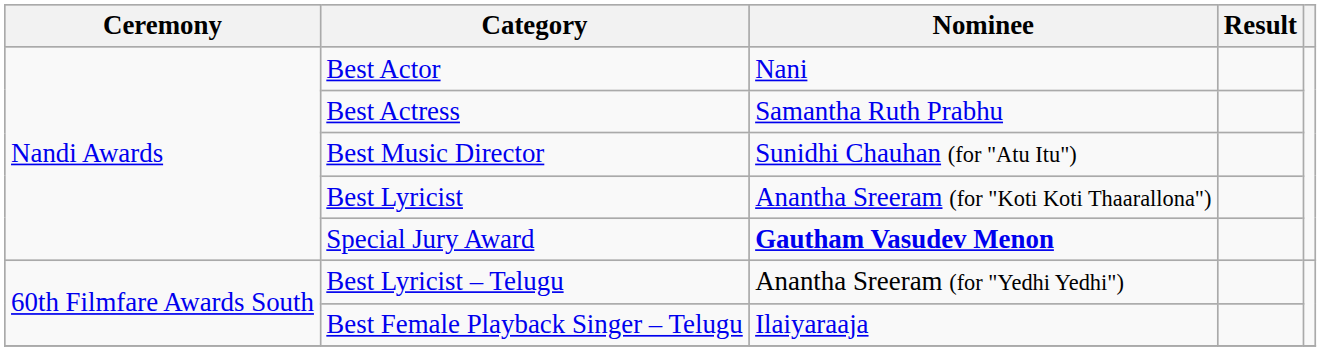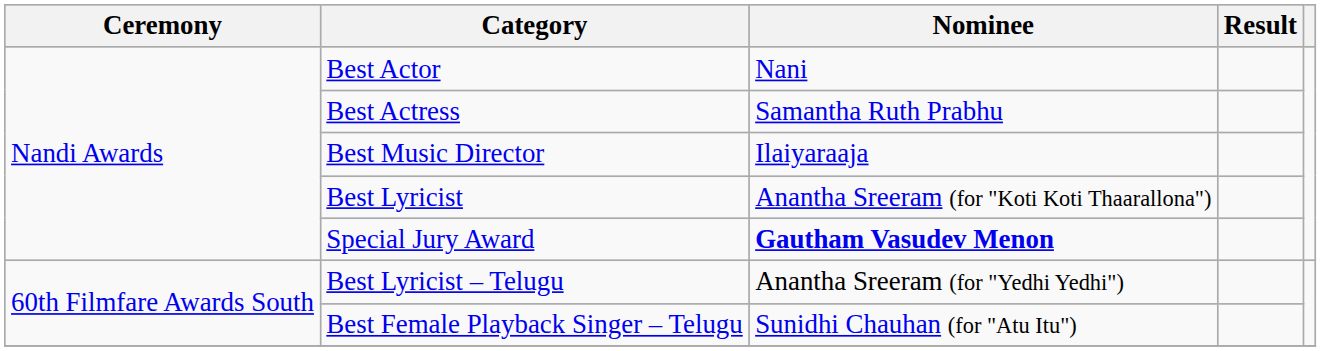(916, 153) Sunidhi Chauhan (for "Atu Itu") -> (812, 153) Ilaiyaraaja
(812, 324) Ilaiyaraaja -> (916, 324) Sunidhi Chauhan (for "Atu Itu")
